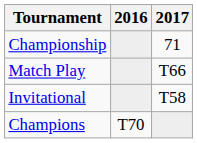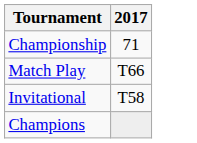- column: (131, 17)
